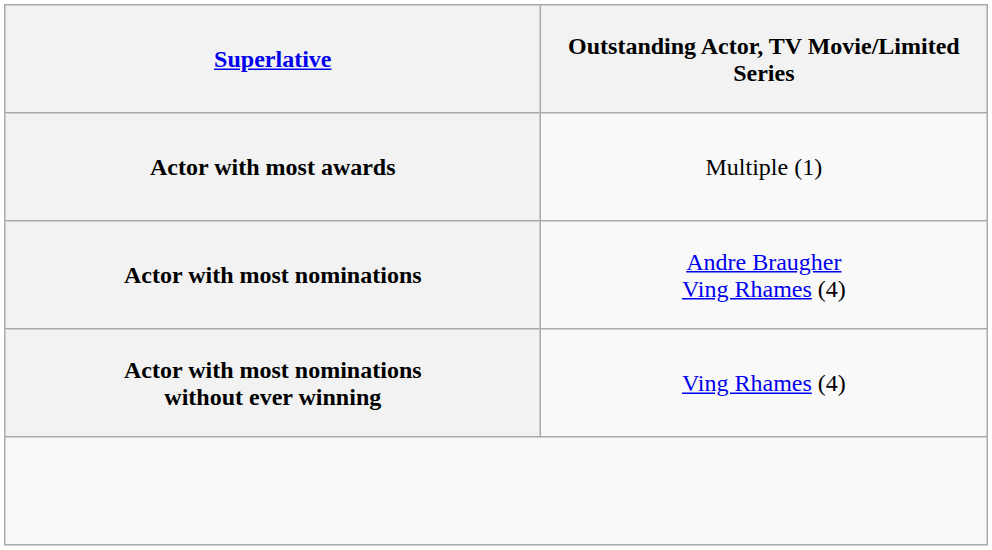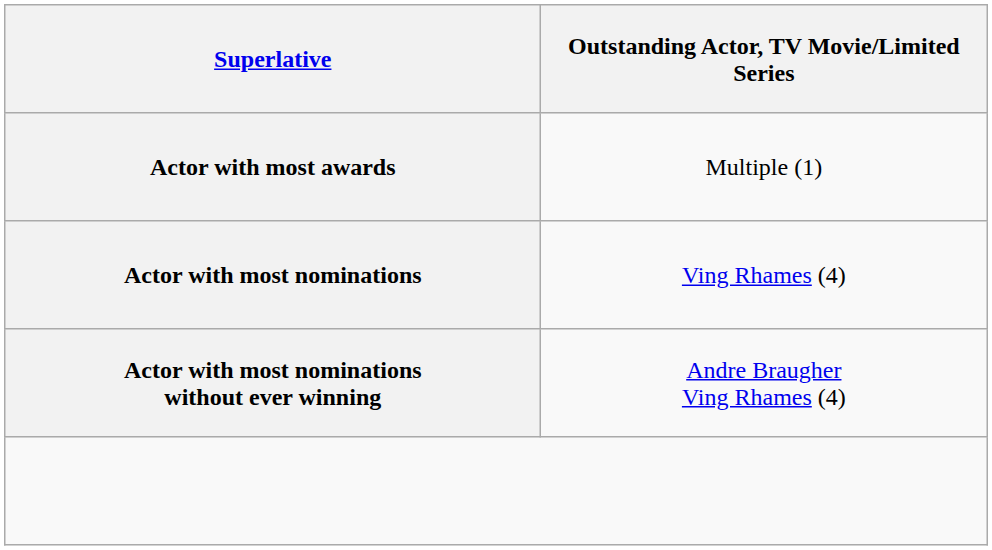(764, 274) Andre Braugher Ving Rhames (4) -> (764, 274) Ving Rhames (4)
(764, 382) Ving Rhames (4) -> (764, 382) Andre Braugher Ving Rhames (4)
